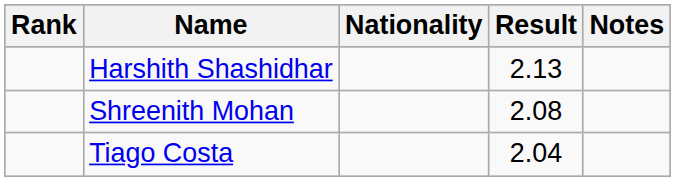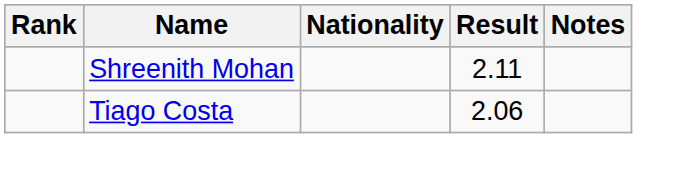- row: (211, 68)
(536, 111) 2.08 -> (497, 68) 2.11
(536, 153) 2.04 -> (497, 111) 2.06
